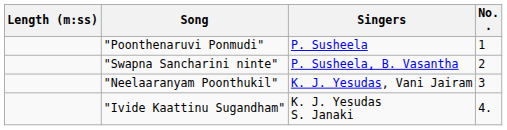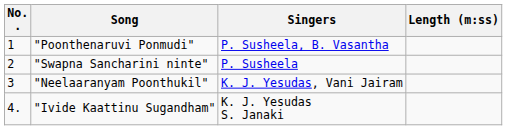columns swapped: (489, 21) <-> (53, 21)
(329, 46) P. Susheela -> (305, 46) P. Susheela, B. Vasantha
(375, 65) P. Susheela, B. Vasantha -> (259, 65) P. Susheela
